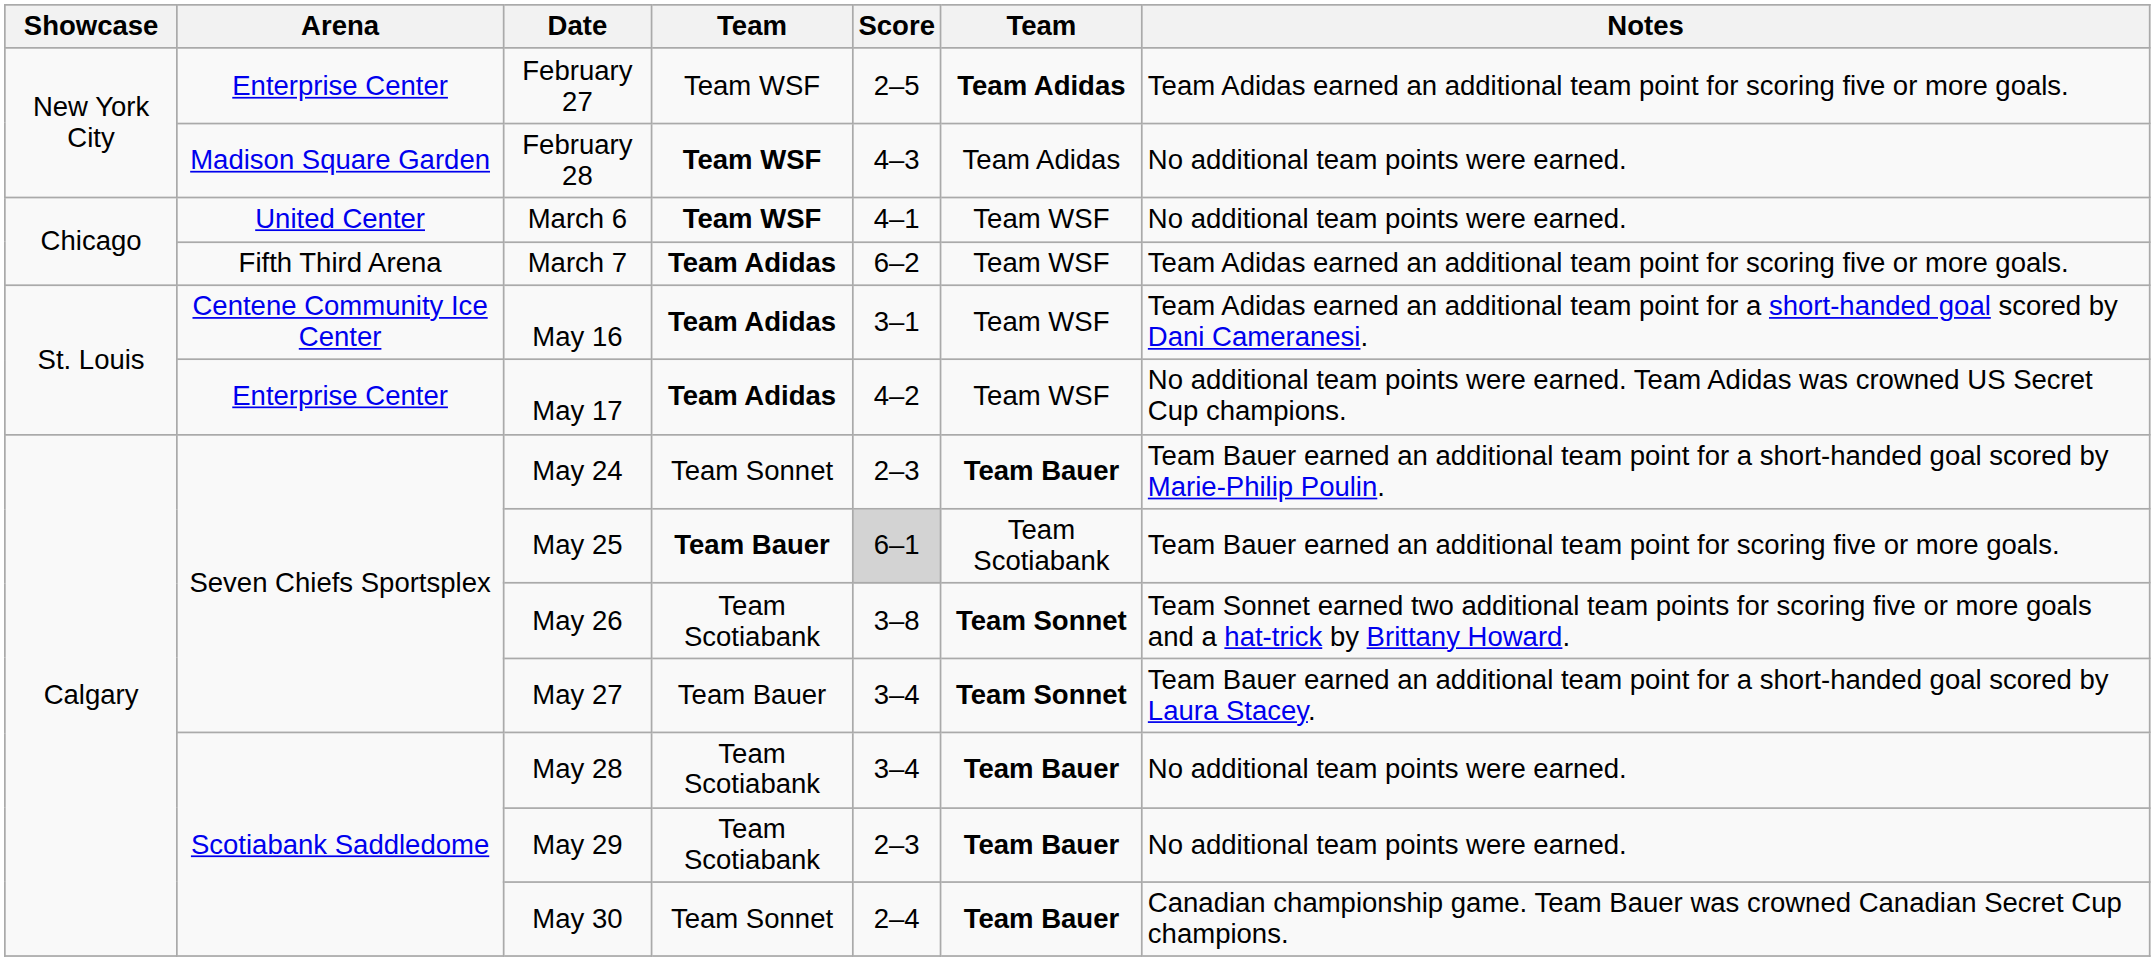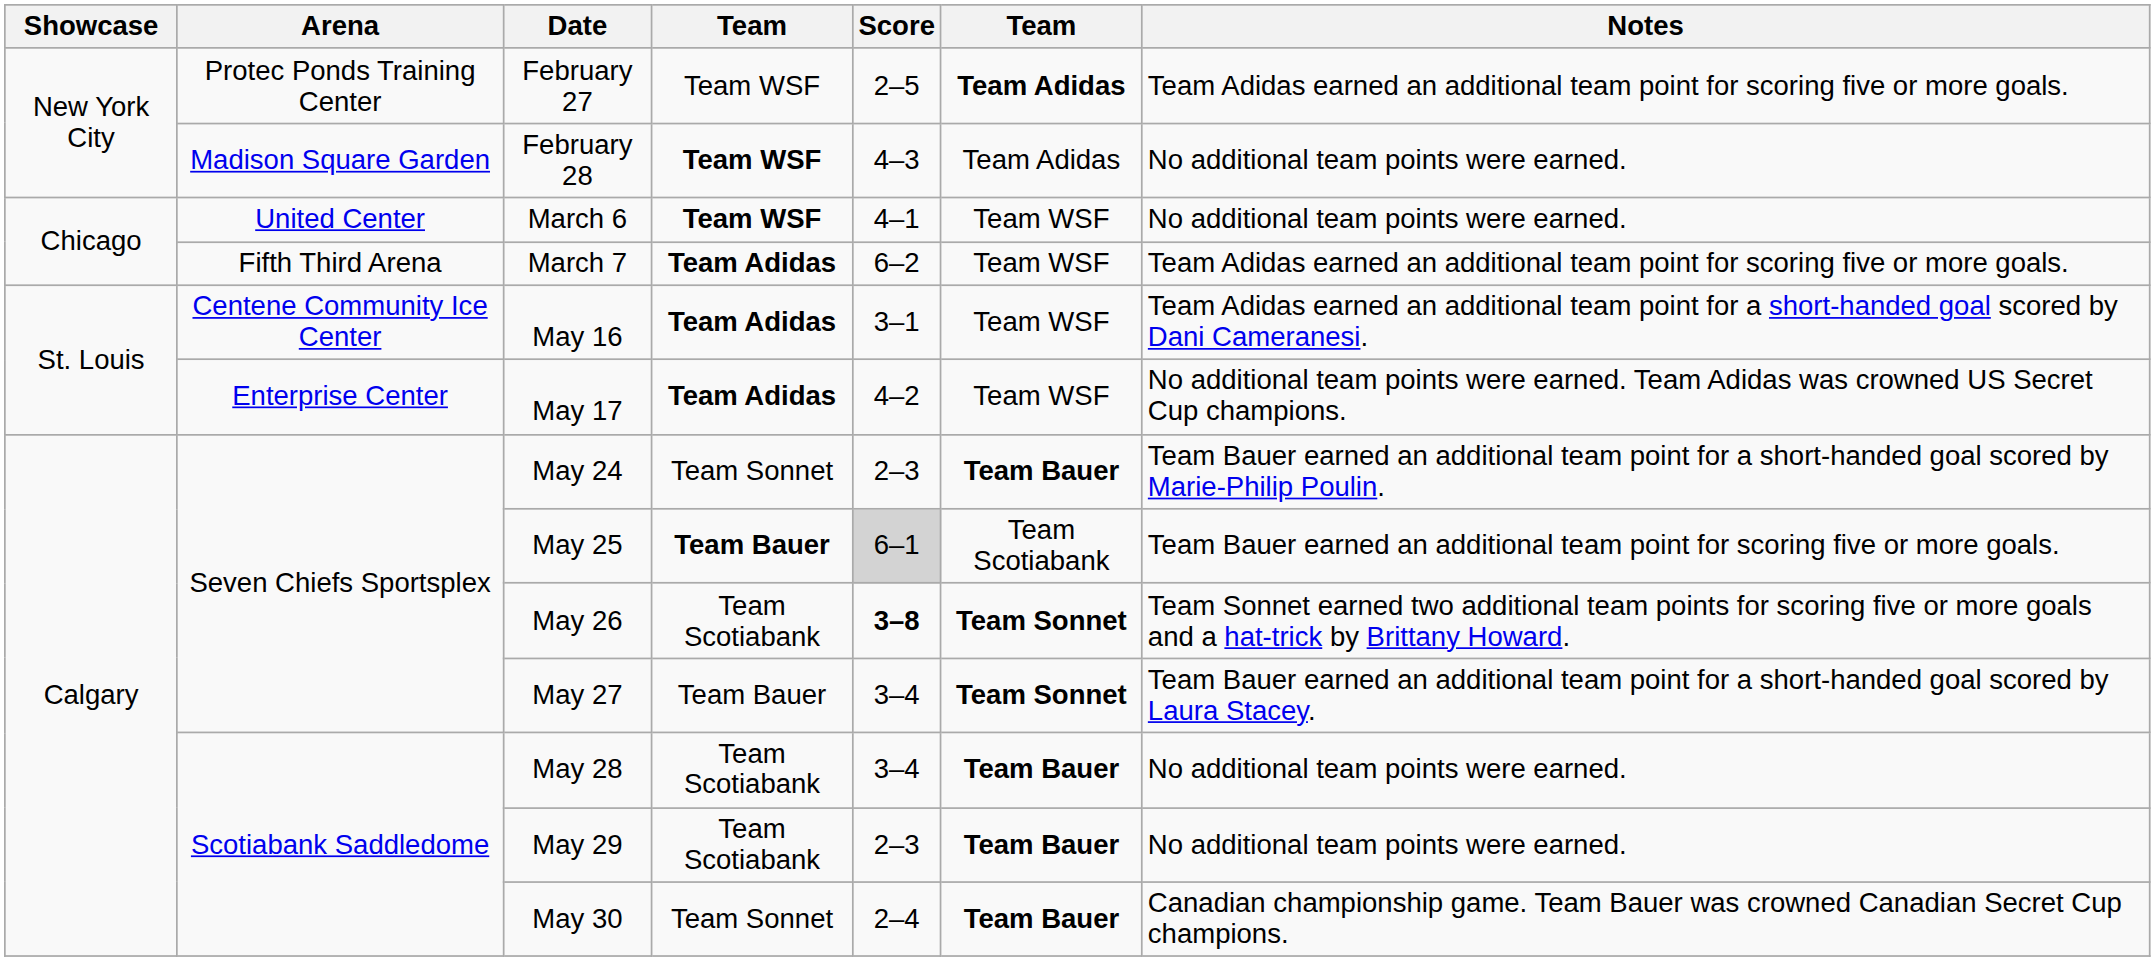(340, 85) Enterprise Center -> (340, 85) Protec Ponds Training Center
(897, 620) normal -> (897, 620) bold
